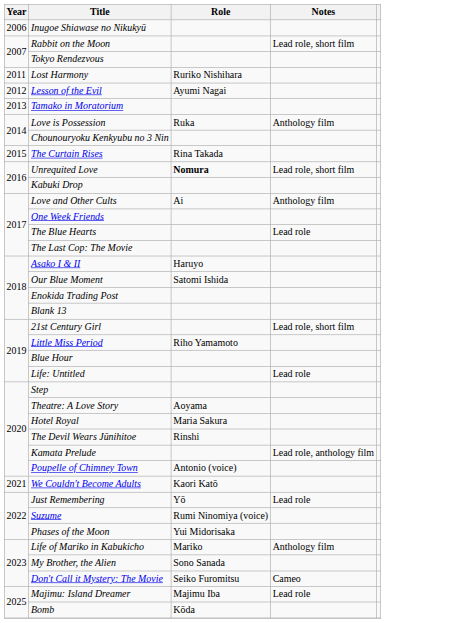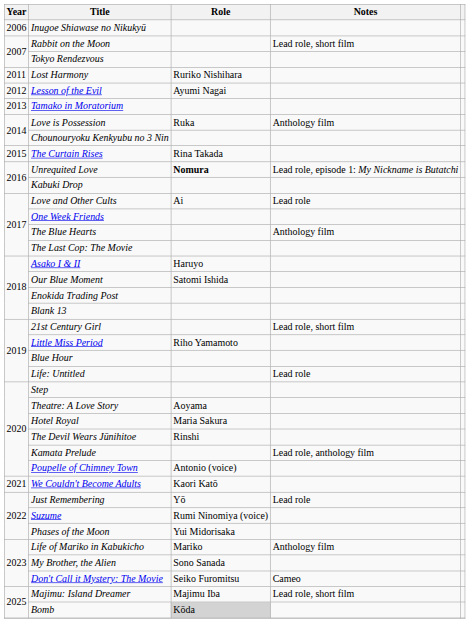(313, 169) Lead role, short film -> (366, 169) Lead role, episode 1: My Nickname is Butatchi
(303, 201) Anthology film -> (292, 201) Lead role
(292, 232) Lead role -> (303, 232) Anthology film
(292, 594) Lead role -> (313, 594) Lead role, short film
(184, 610) no background -> (184, 610) lightgrey background
